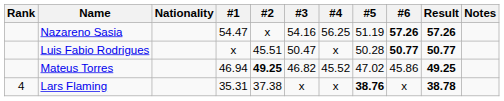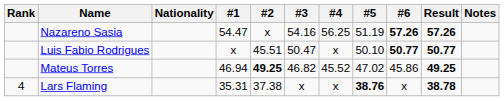(370, 50) 50.28 -> (370, 50) 50.10
